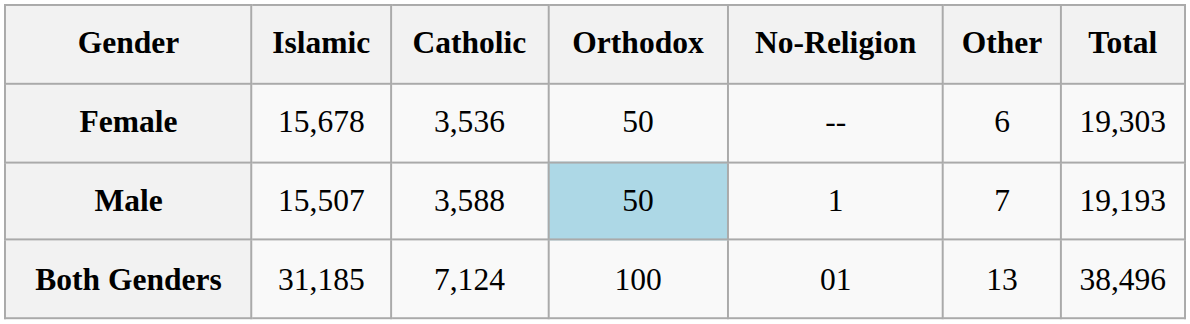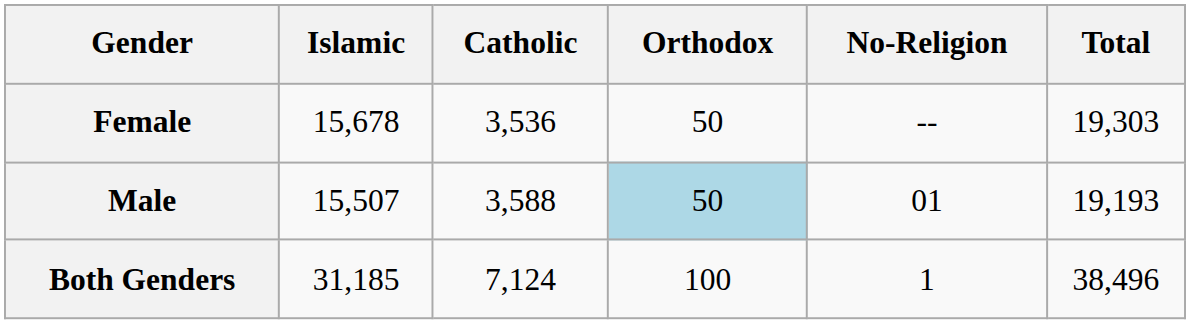- column: (1002, 43)
(836, 200) 1 -> (927, 200) 01
(836, 278) 01 -> (927, 278) 1
